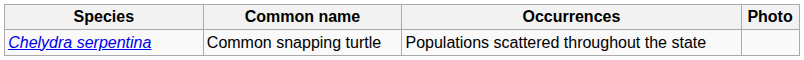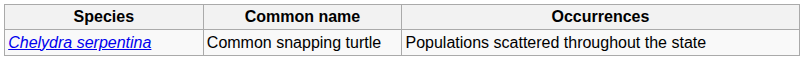- column: (770, 17)
